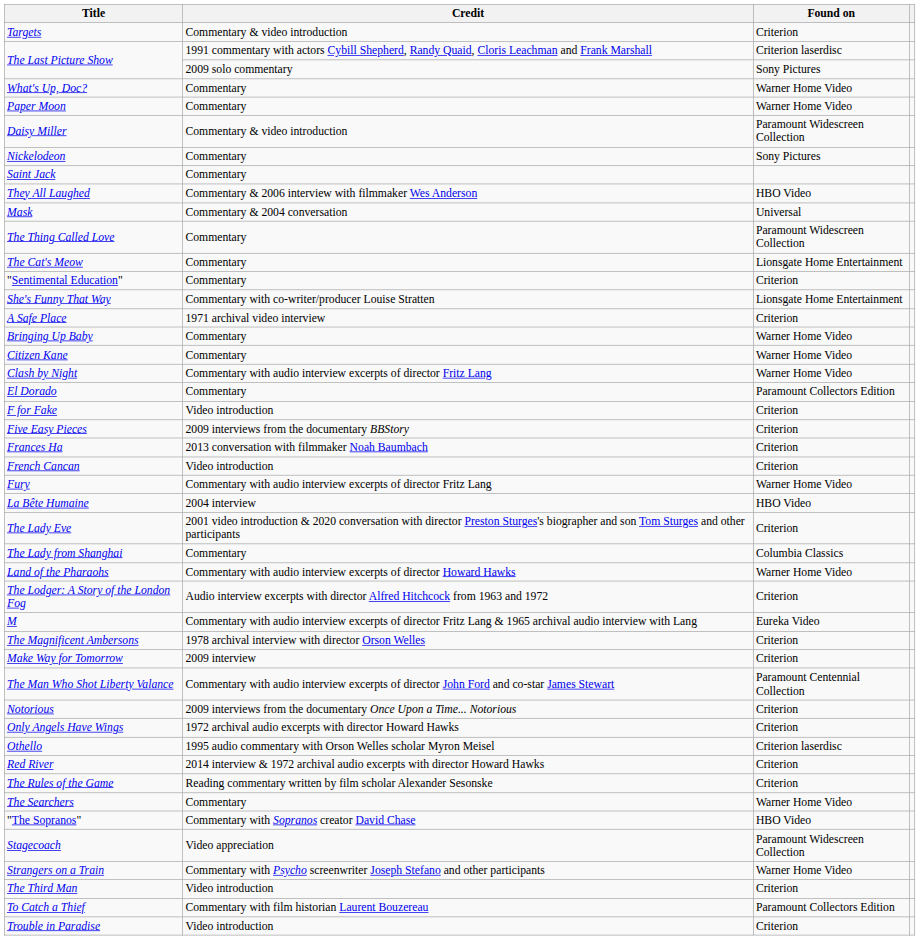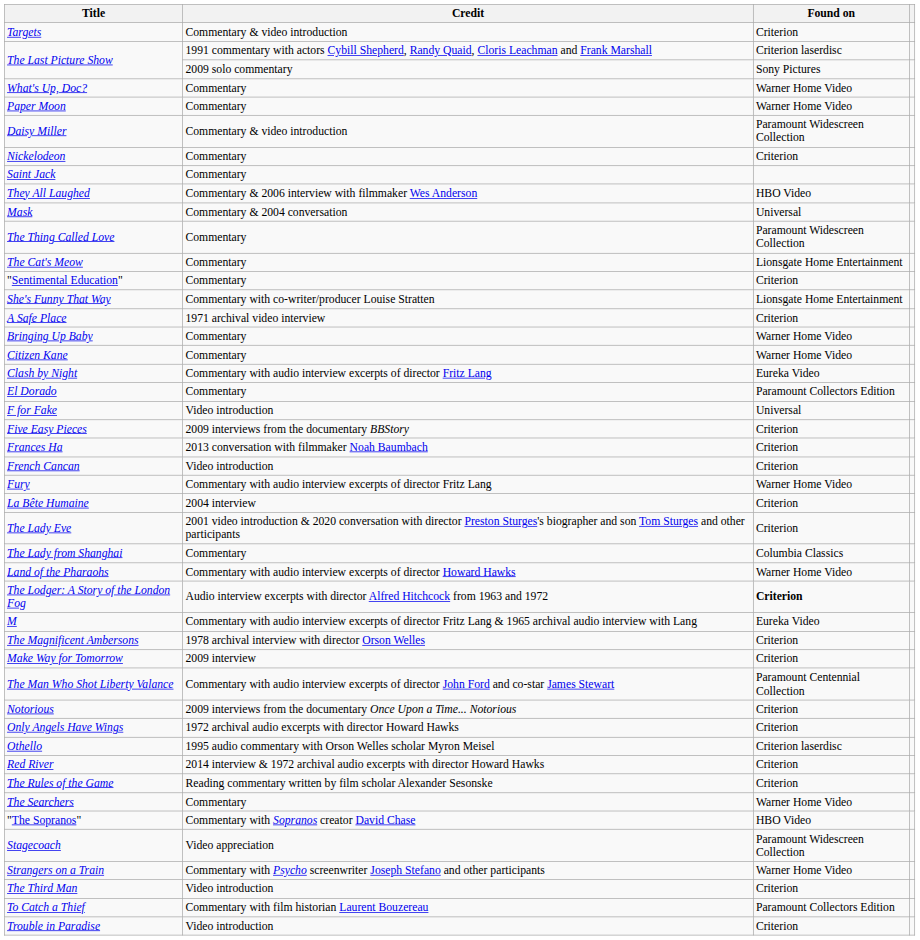(788, 156) Sony Pictures -> (777, 156) Criterion
(804, 373) Warner Home Video -> (788, 373) Eureka Video
(777, 410) Criterion -> (779, 410) Universal
(784, 503) HBO Video -> (777, 503) Criterion
(777, 596) normal -> (779, 596) bold
